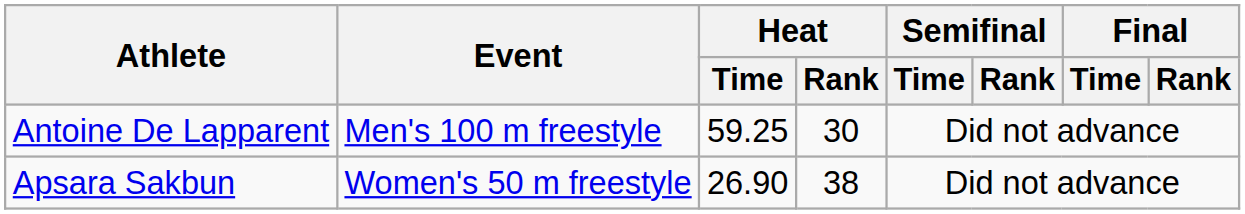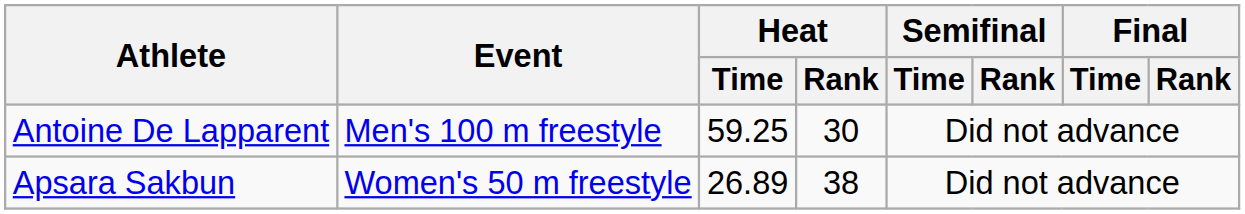(748, 183) 26.90 -> (748, 183) 26.89
